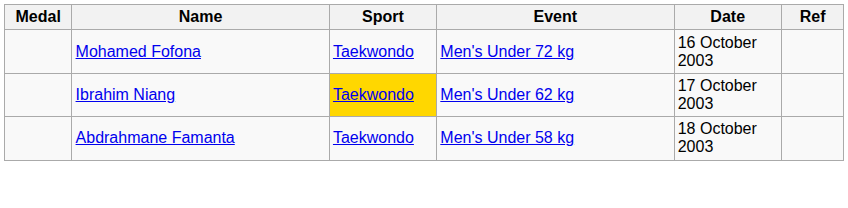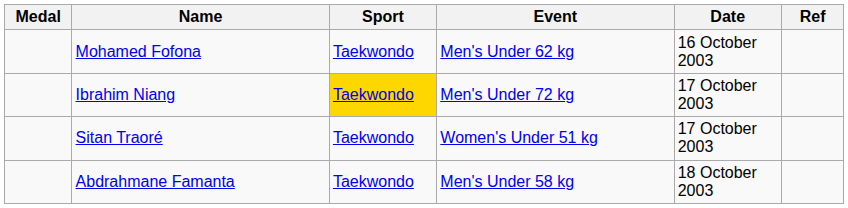(507, 51) Men's Under 72 kg -> (507, 51) Men's Under 62 kg
(507, 94) Men's Under 62 kg -> (507, 94) Men's Under 72 kg
+ row: (119, 138)
